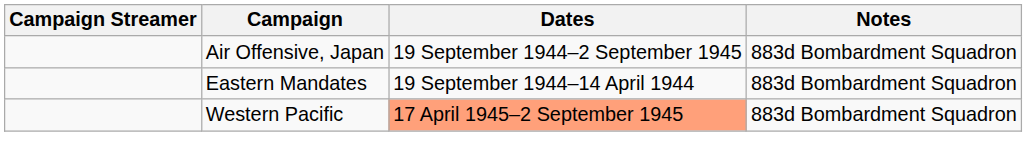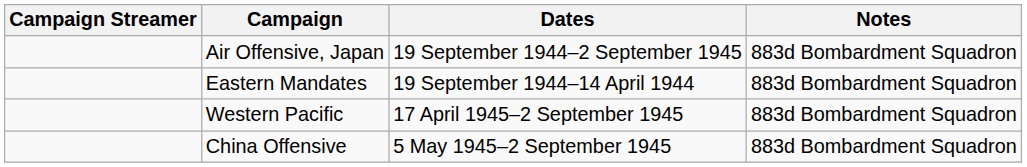(538, 114) lightsalmon background -> (538, 114) no background
+ row: (276, 146)
